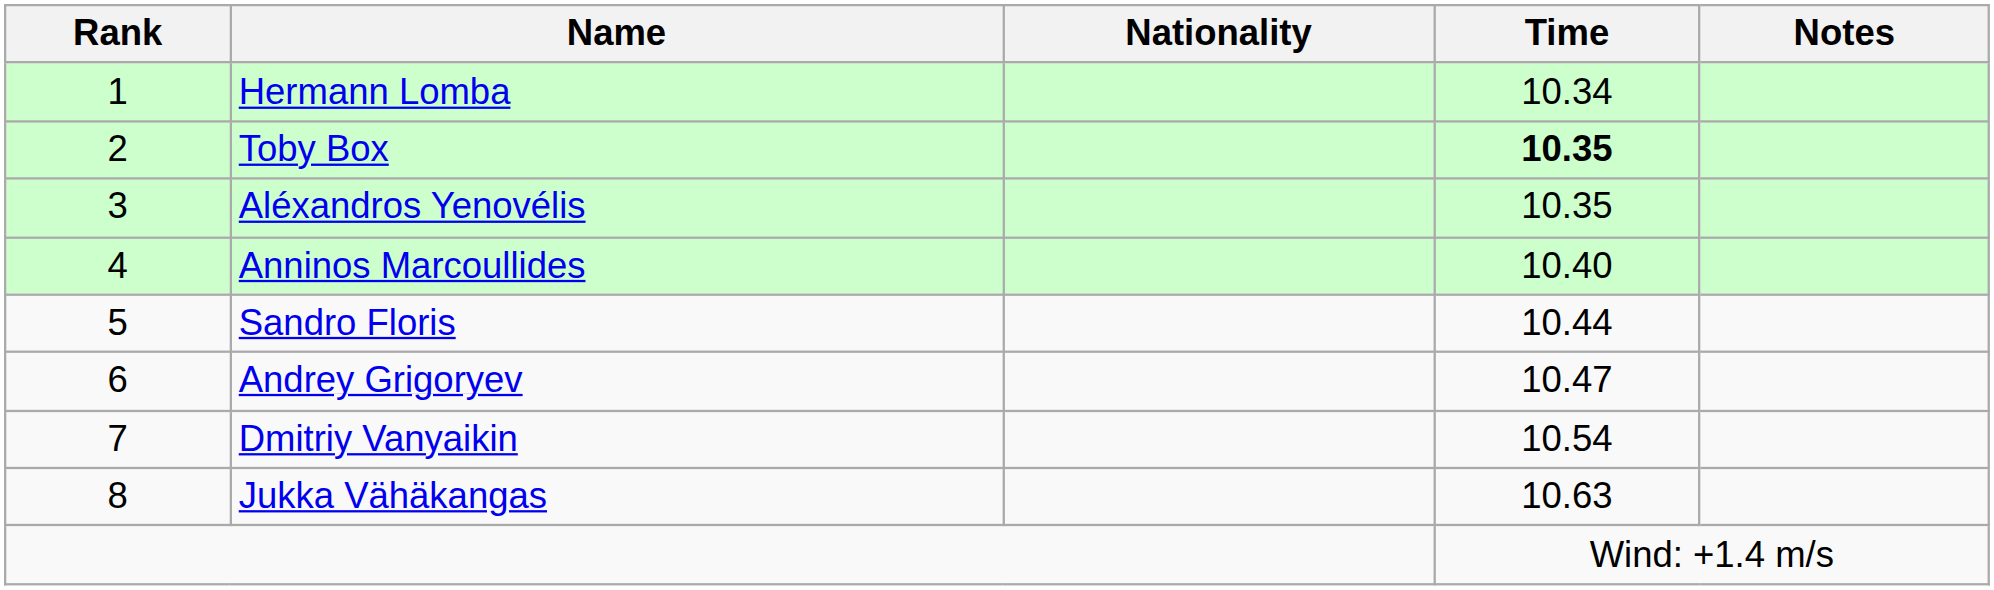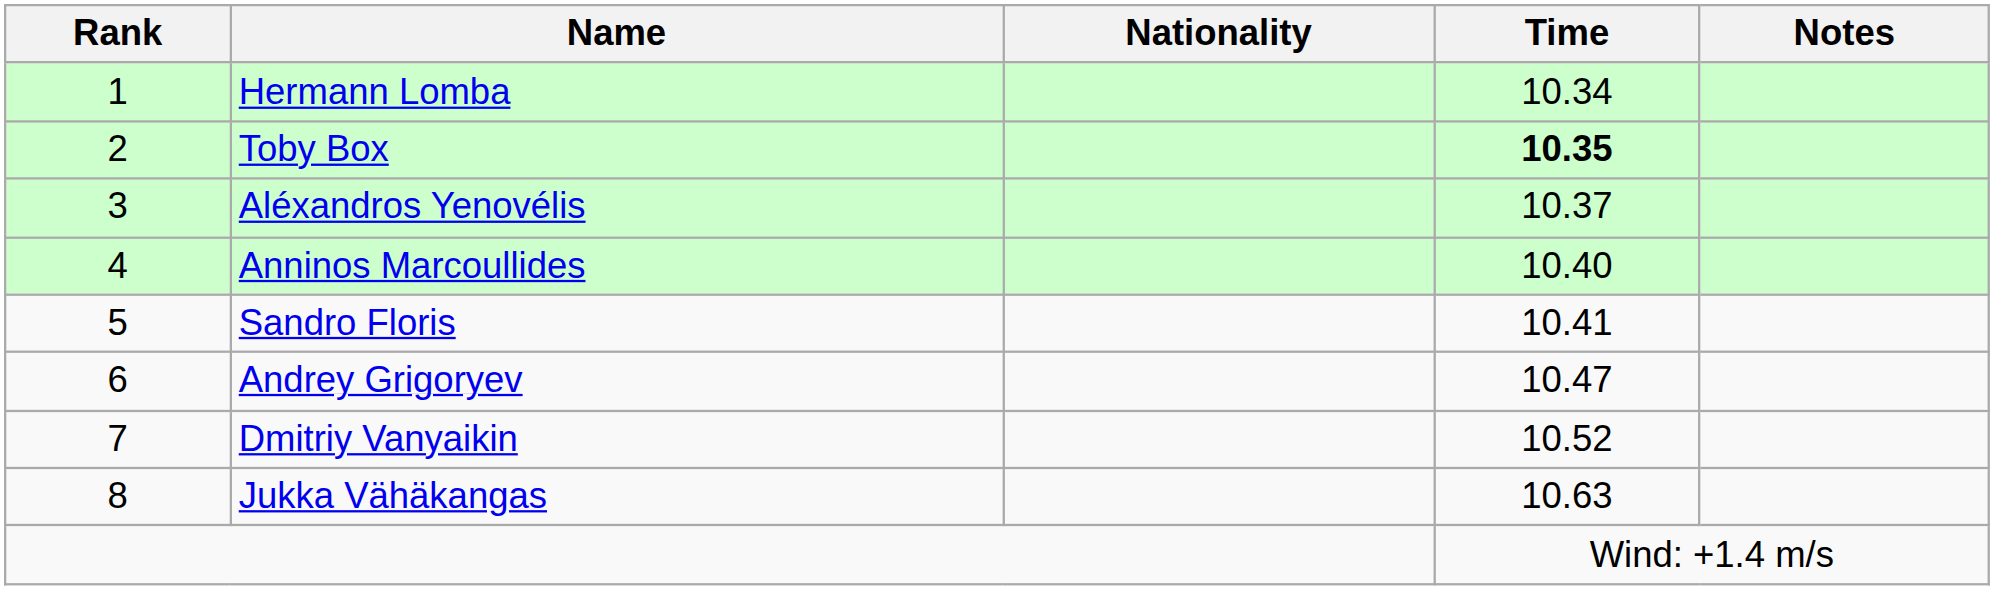(1567, 206) 10.35 -> (1567, 206) 10.37
(1567, 322) 10.44 -> (1567, 322) 10.41
(1567, 438) 10.54 -> (1567, 438) 10.52
